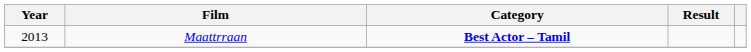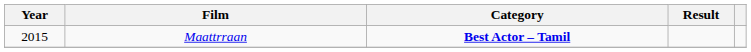(35, 36) 2013 -> (35, 36) 2015
